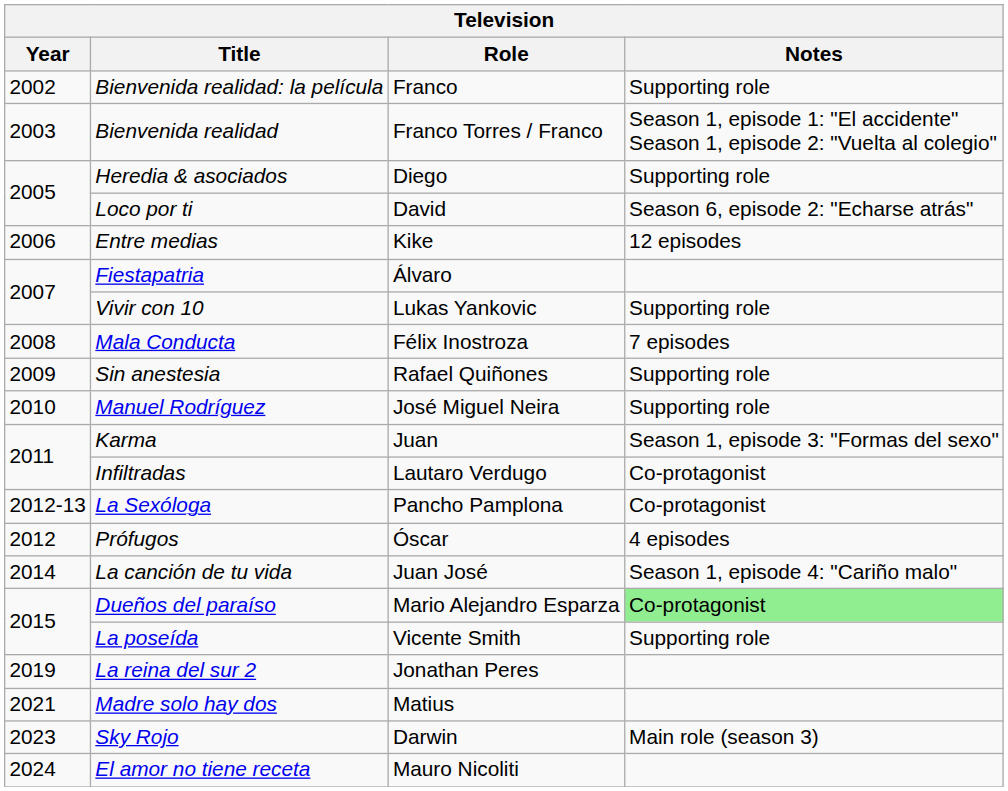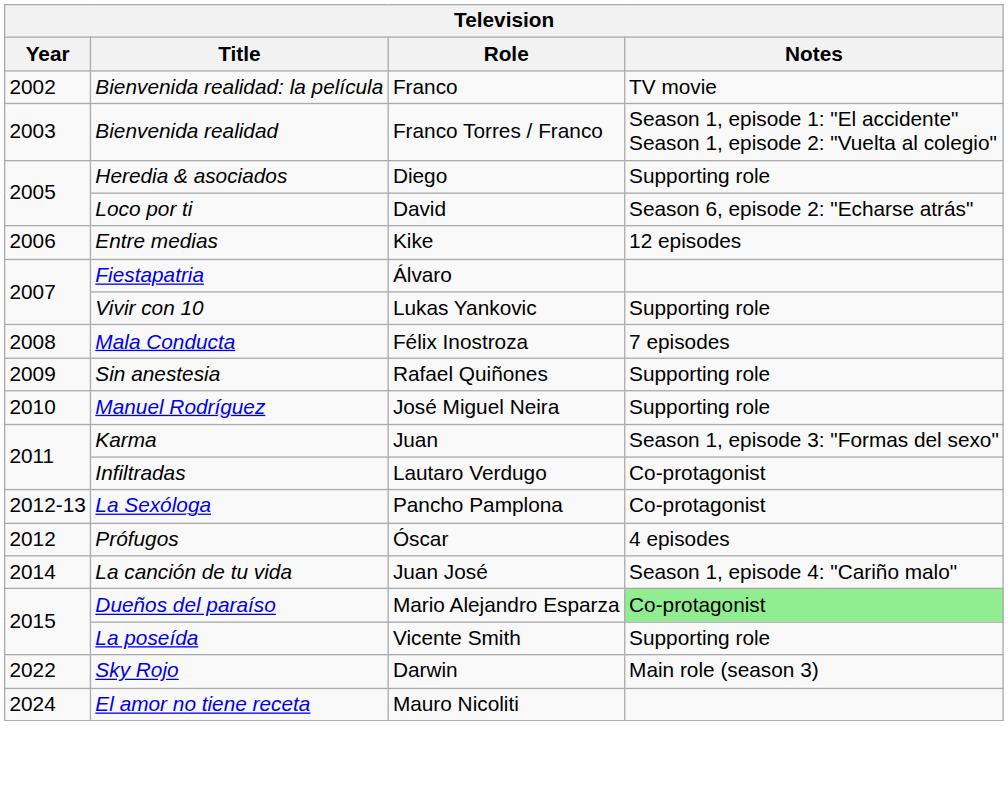(700, 86) Supporting role -> (673, 86) TV movie
- row: (176, 671)
- row: (186, 704)
(33, 737) 2023 -> (33, 671) 2022
